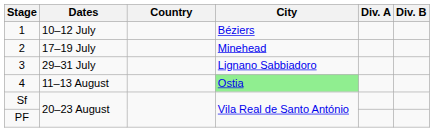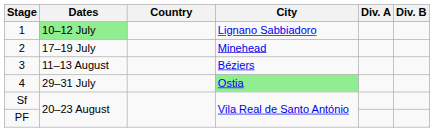(69, 30) no background -> (69, 30) lightgreen background
(236, 30) Béziers -> (267, 30) Lignano Sabbiadoro
(69, 65) 29–31 July -> (75, 65) 11–13 August
(267, 65) Lignano Sabbiadoro -> (236, 65) Béziers
(75, 83) 11–13 August -> (69, 83) 29–31 July
